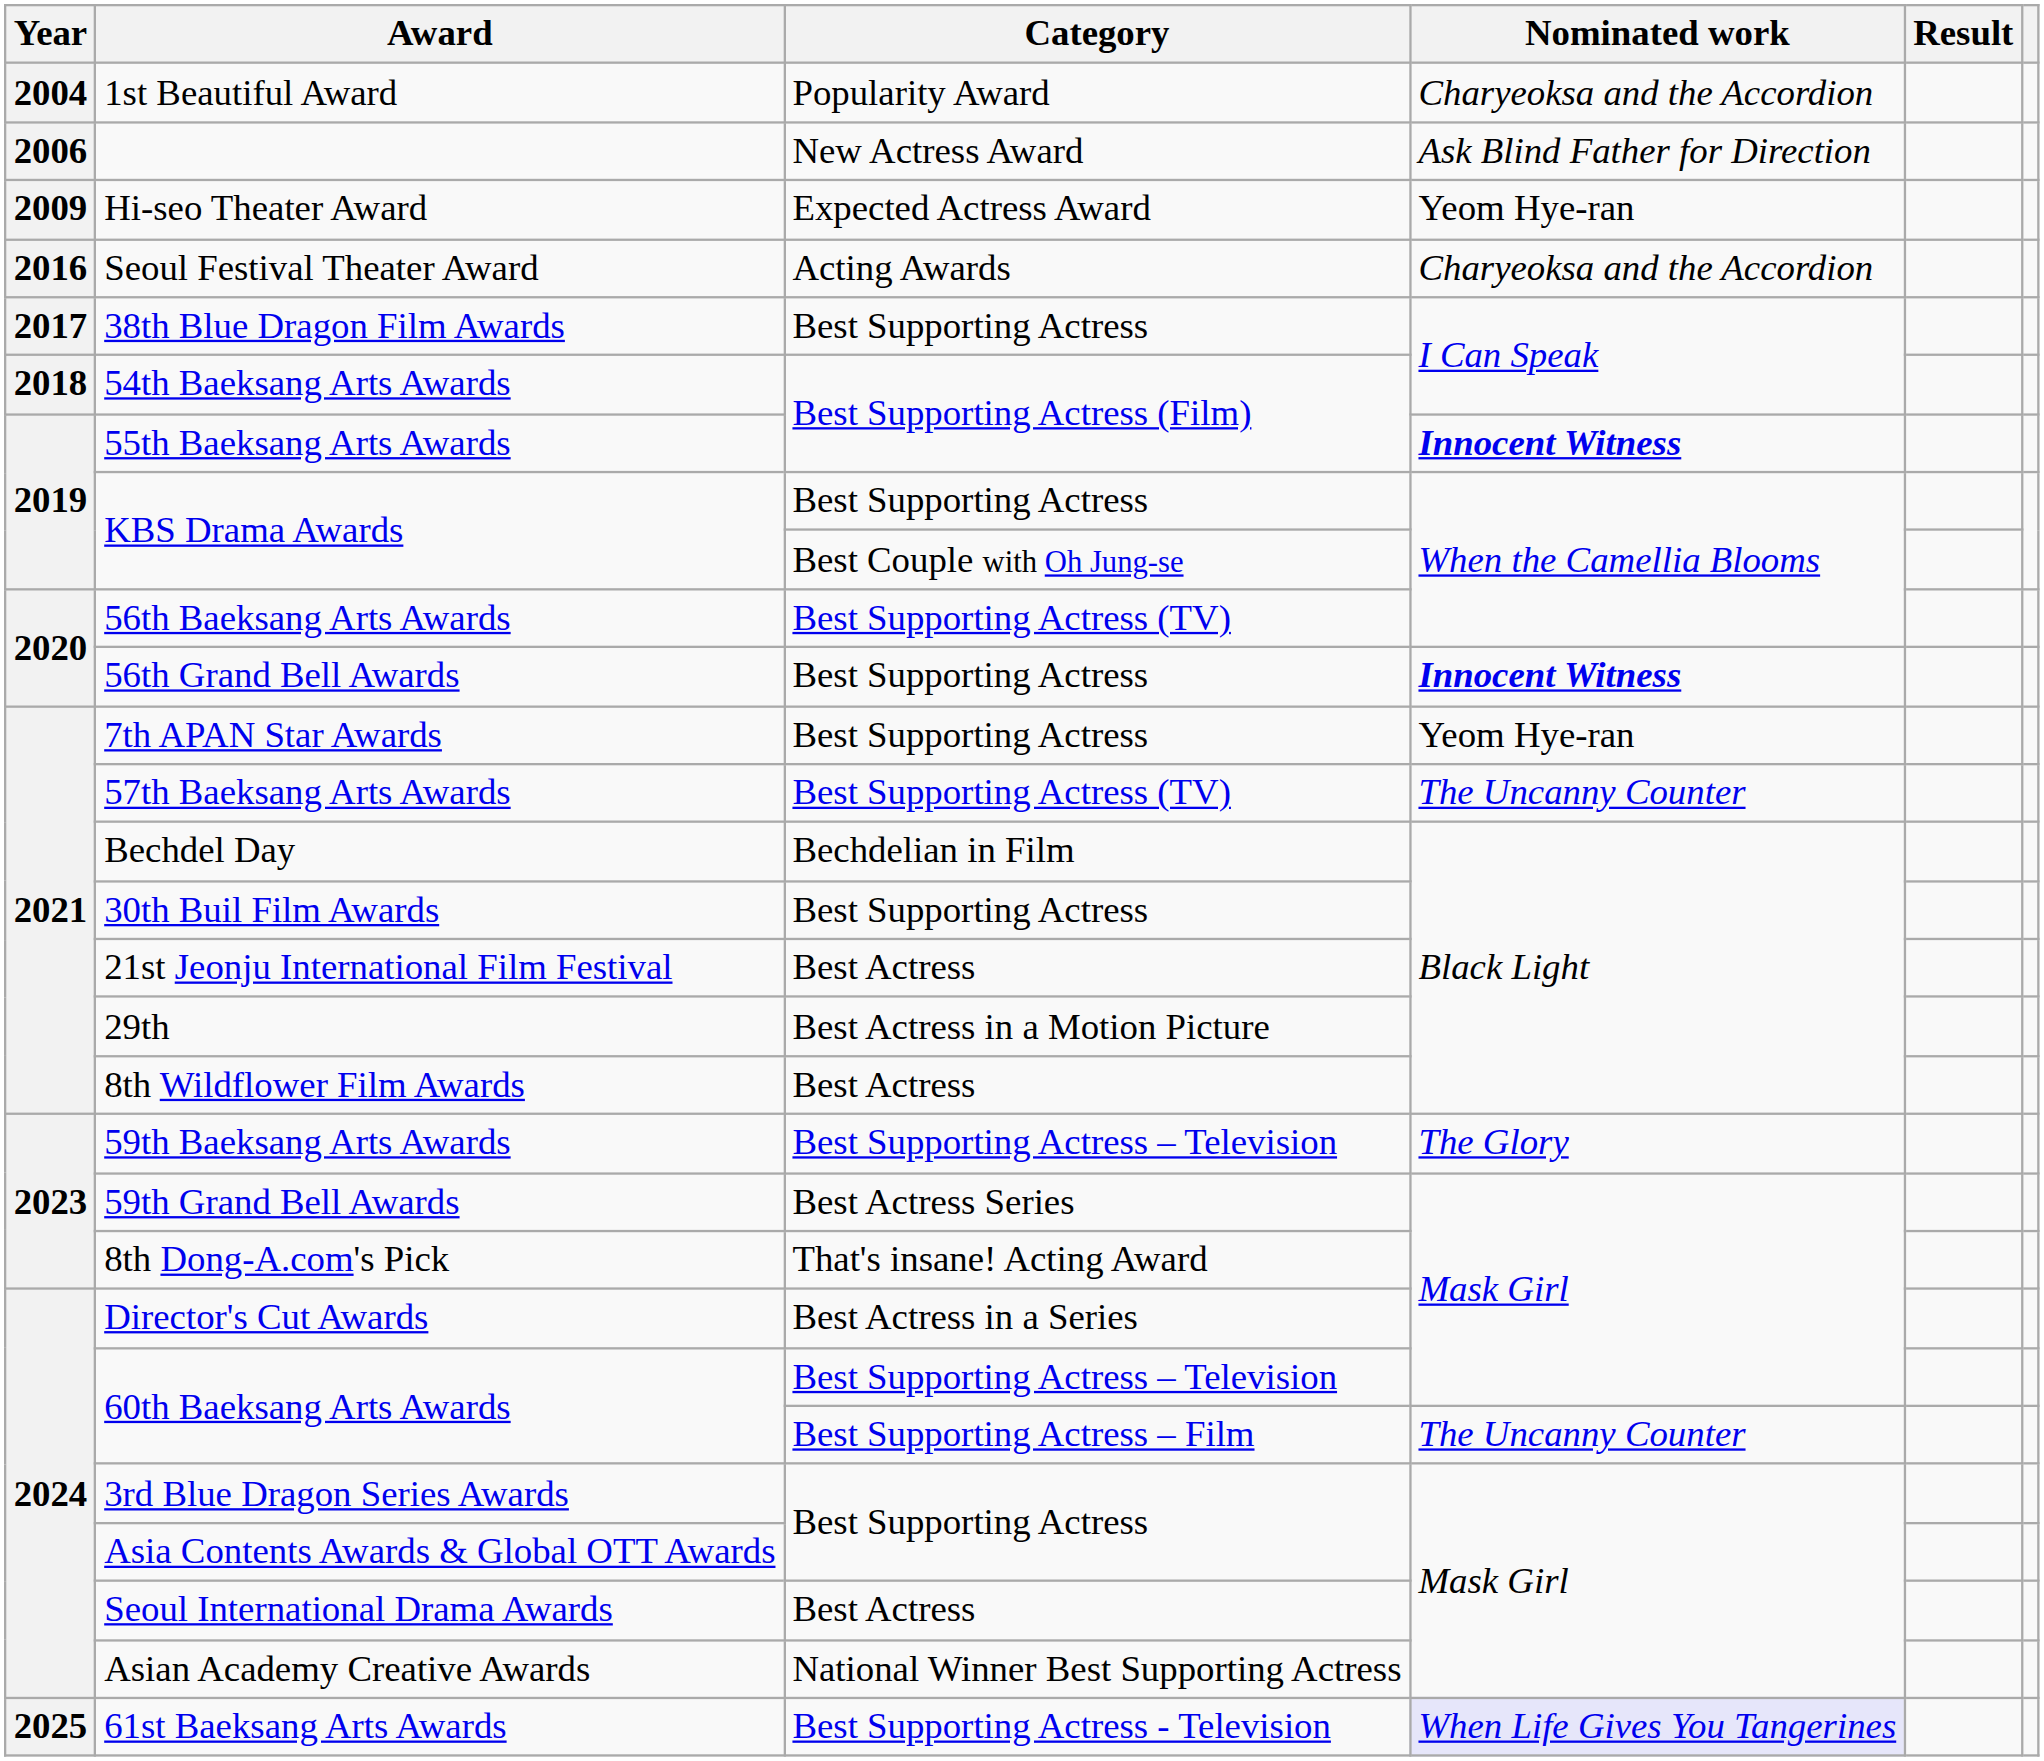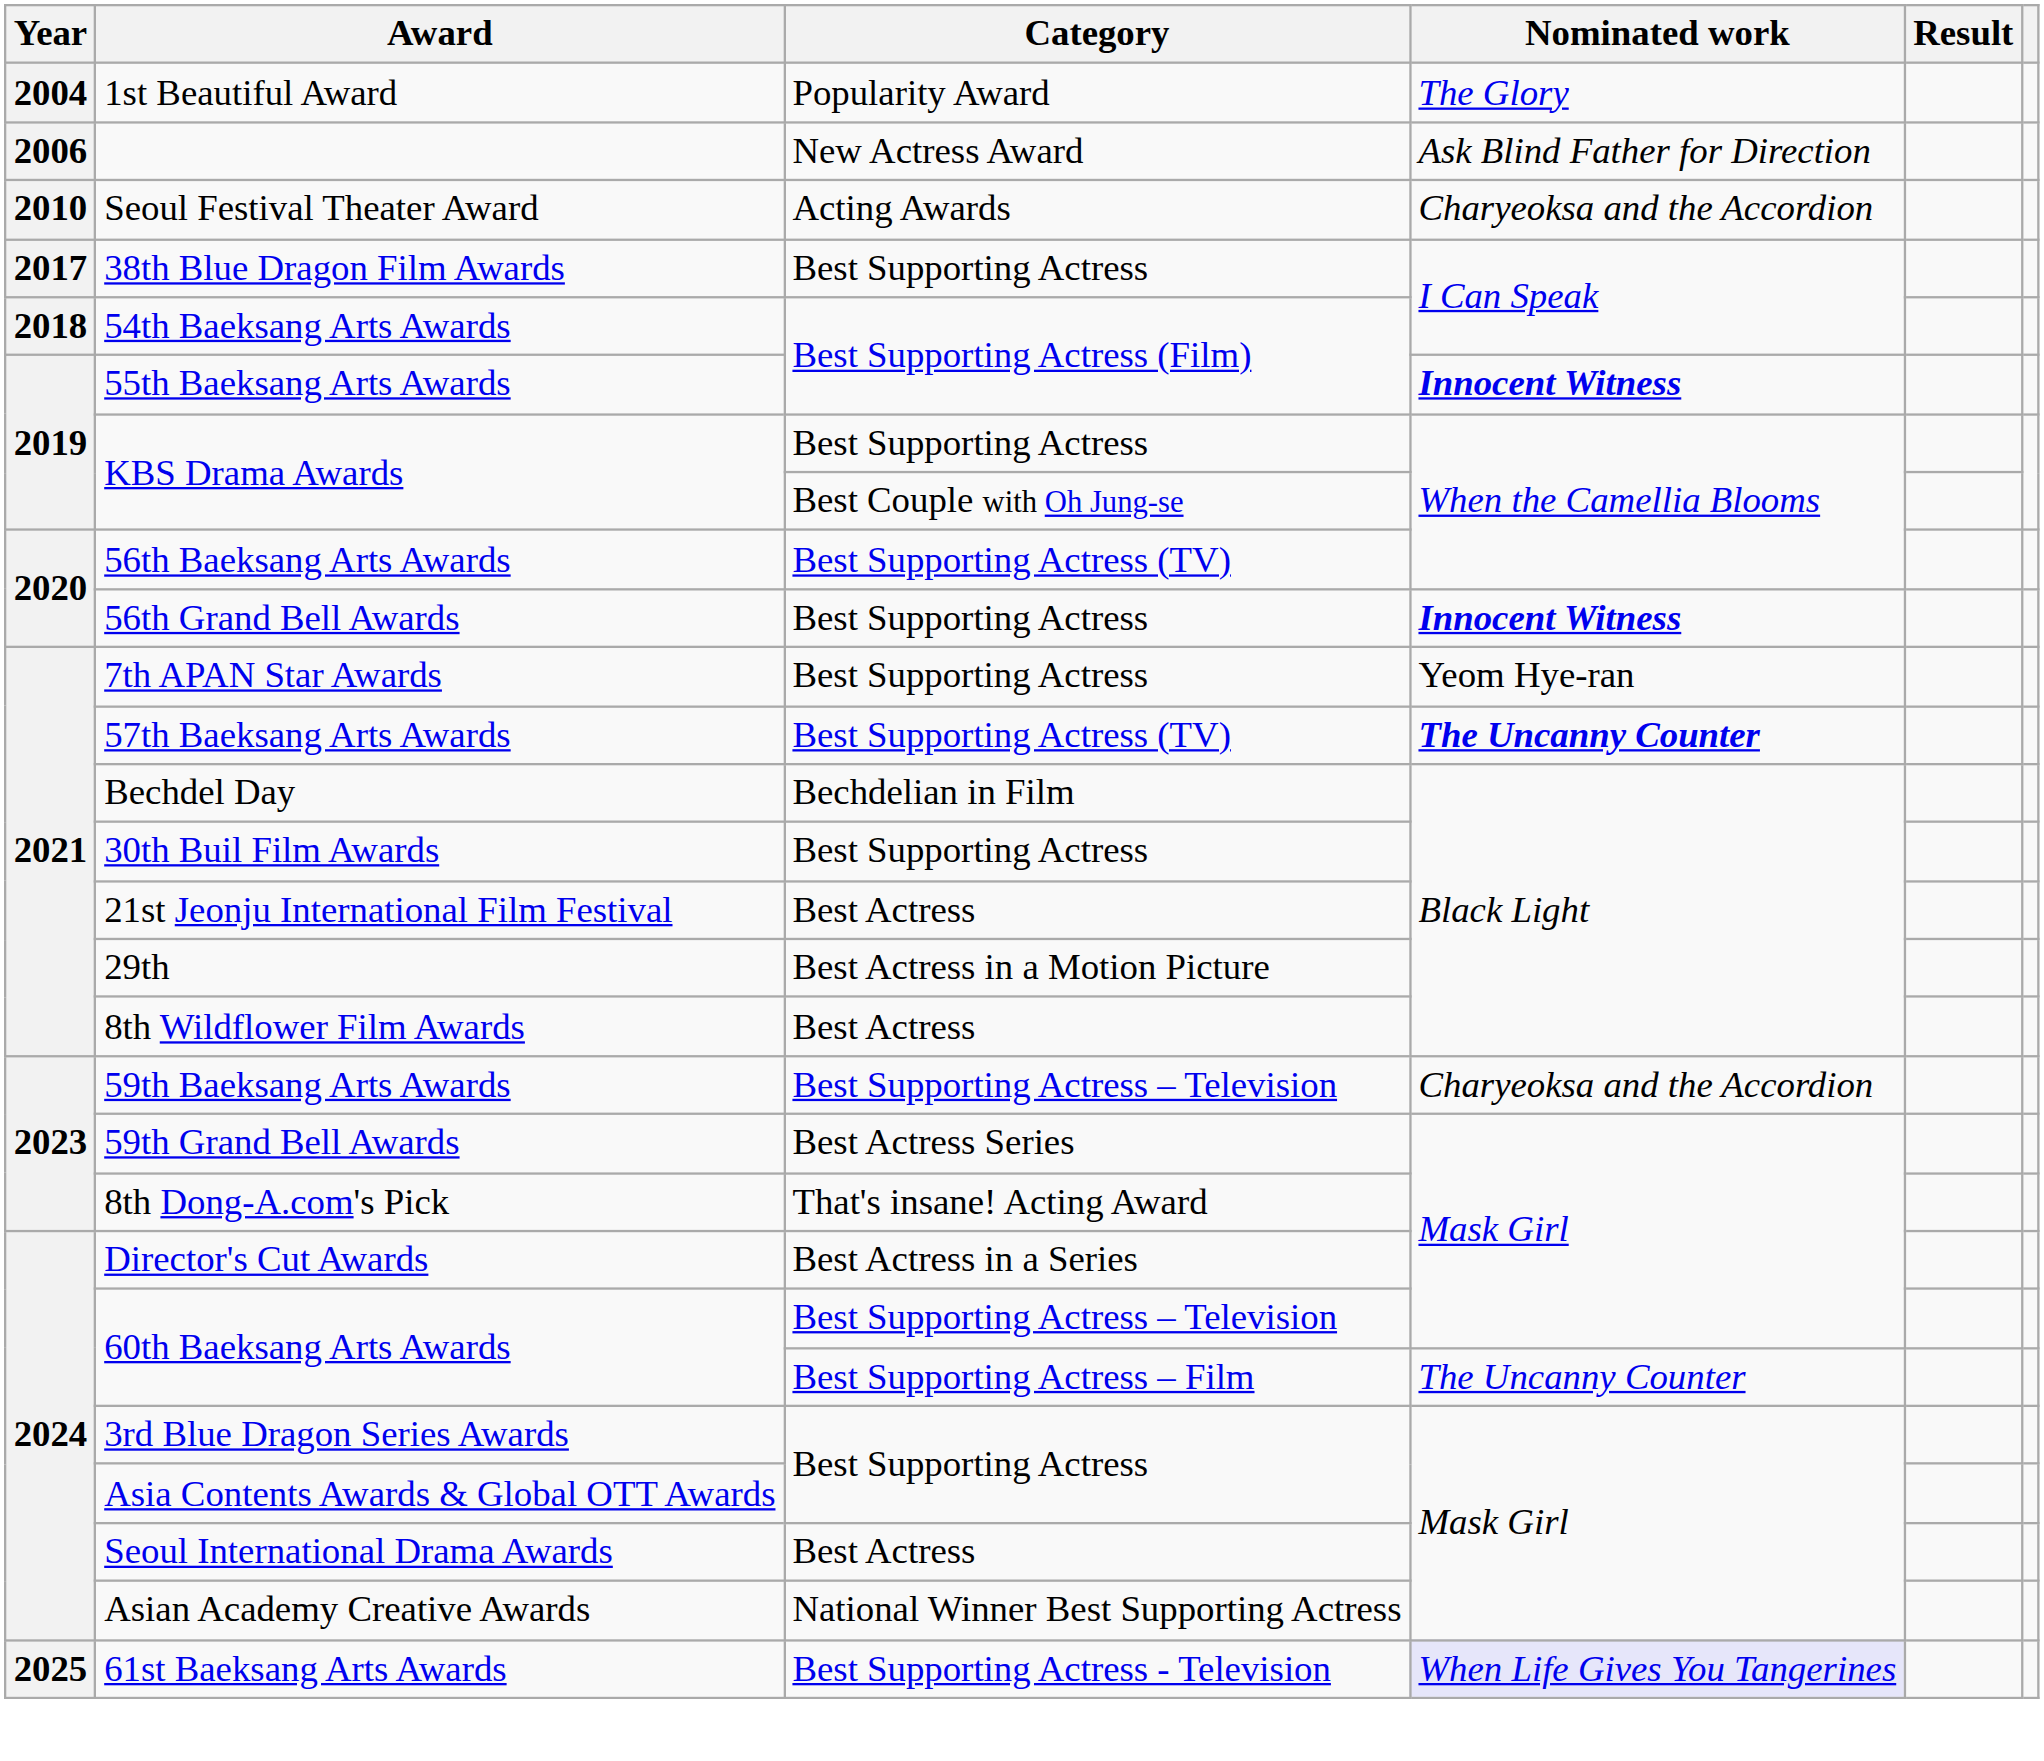(1646, 92) Charyeoksa and the Accordion -> (1494, 92) The Glory
- row: (266, 208)
(50, 267) 2016 -> (50, 208) 2010
(1582, 792) normal -> (1589, 734) bold
(1494, 1142) The Glory -> (1646, 1084) Charyeoksa and the Accordion
